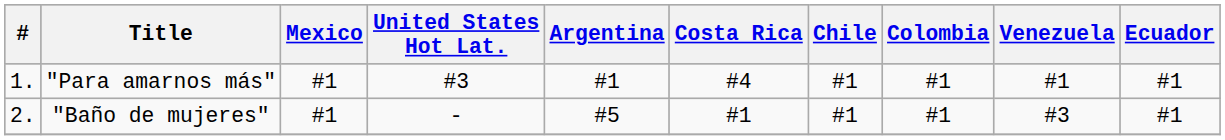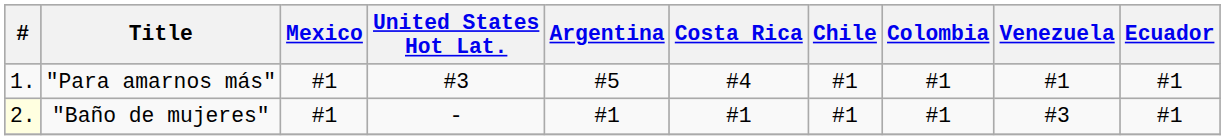(607, 82) #1 -> (607, 82) #5
(23, 116) no background -> (23, 116) lightyellow background
(607, 116) #5 -> (607, 116) #1
